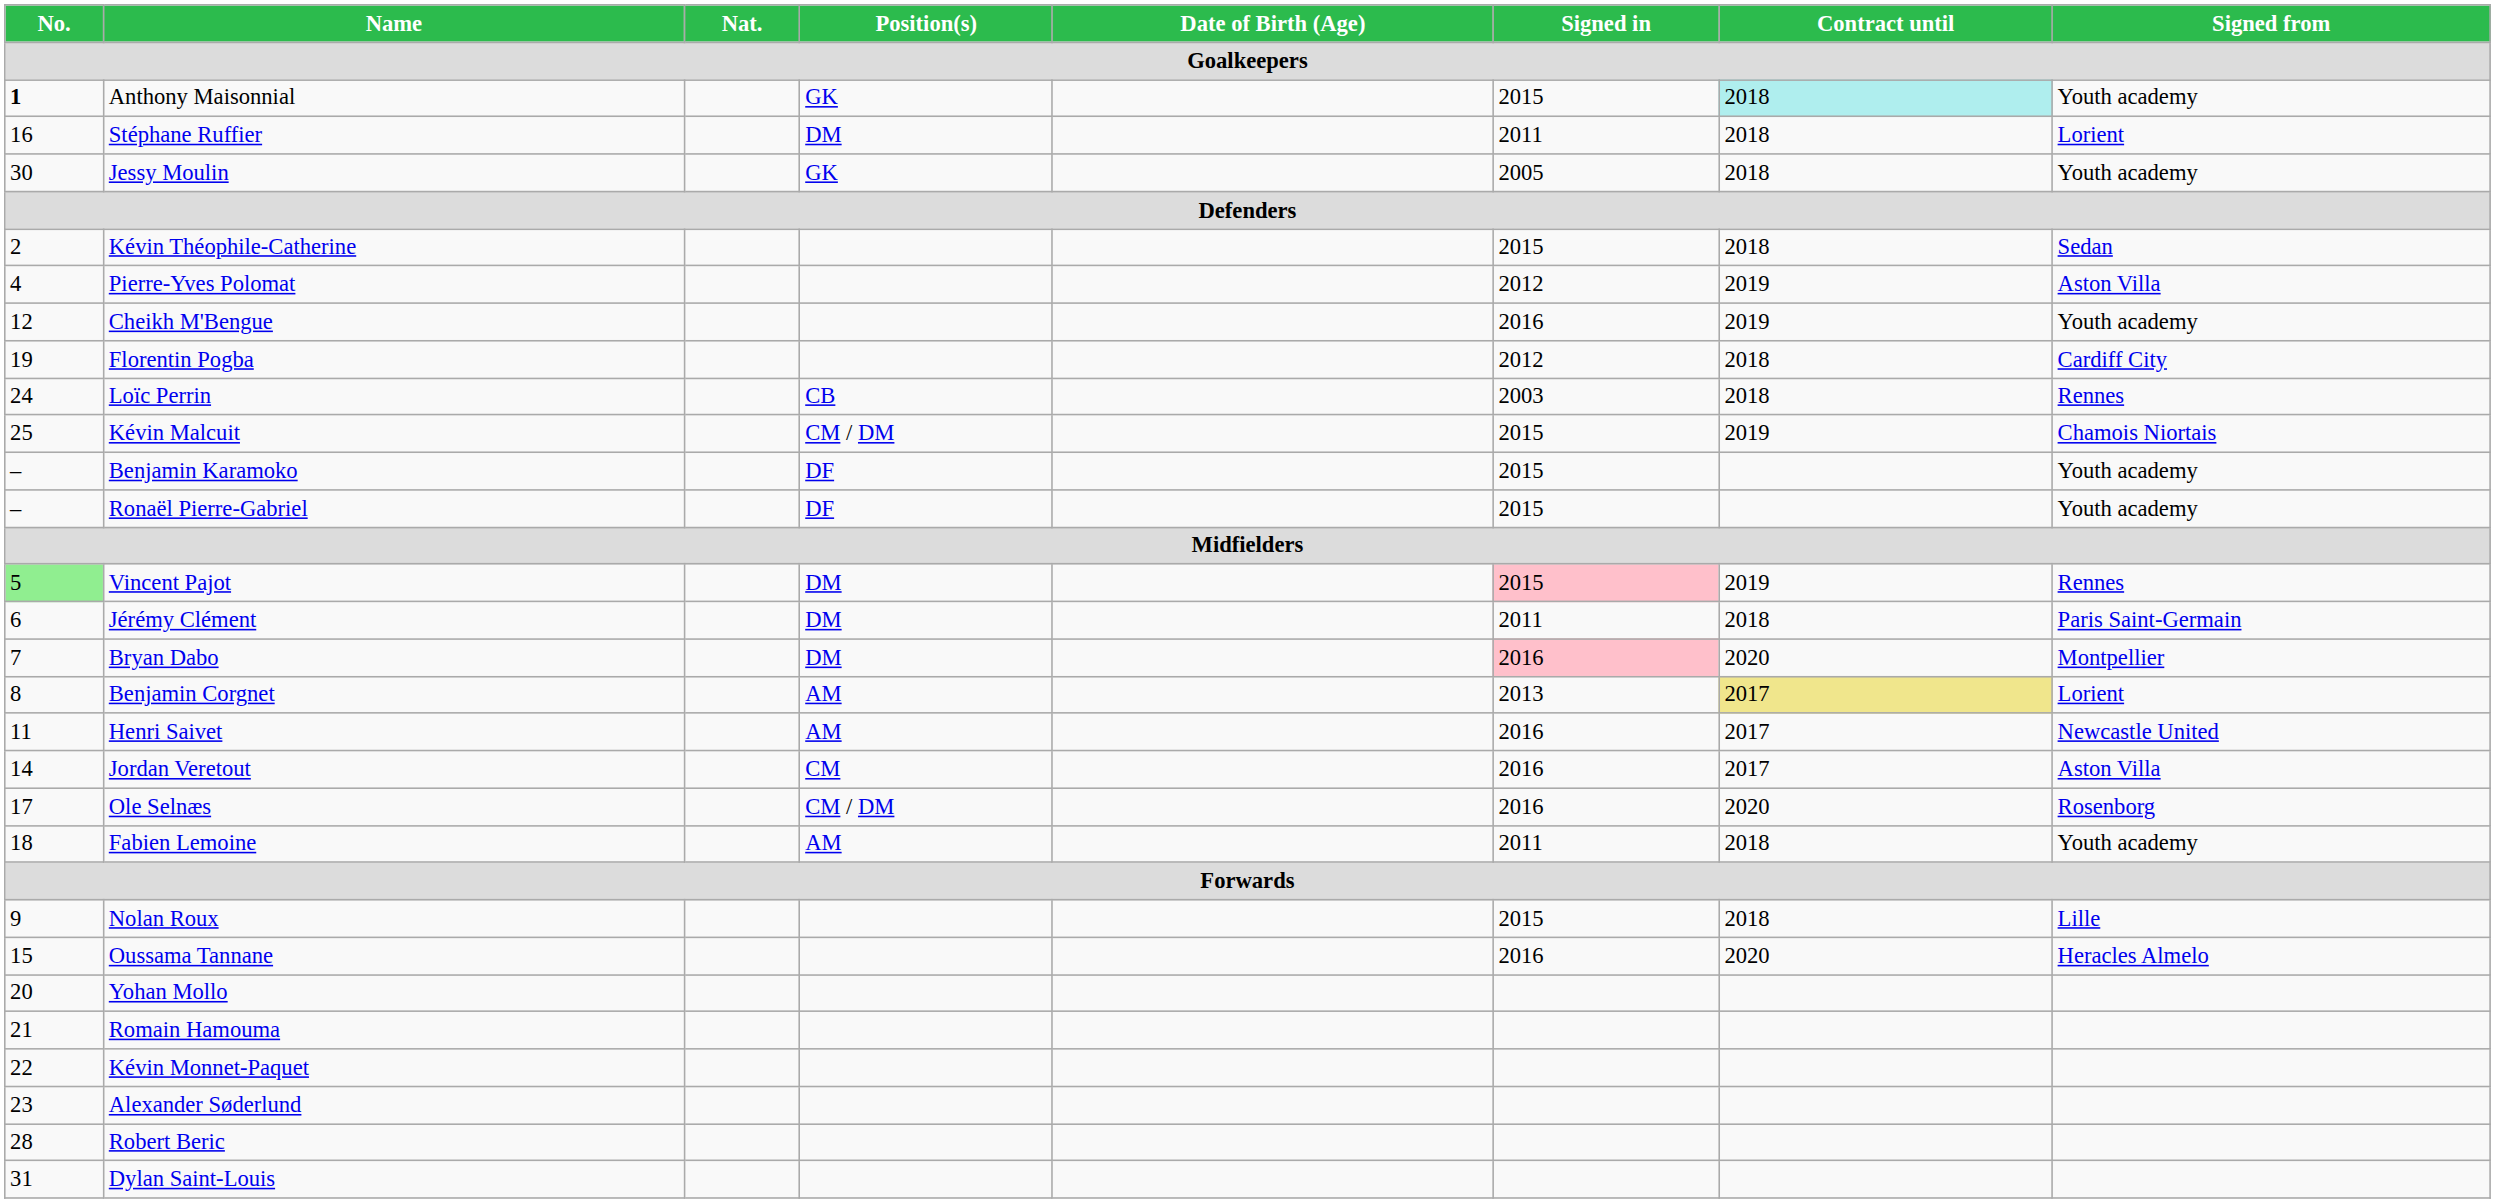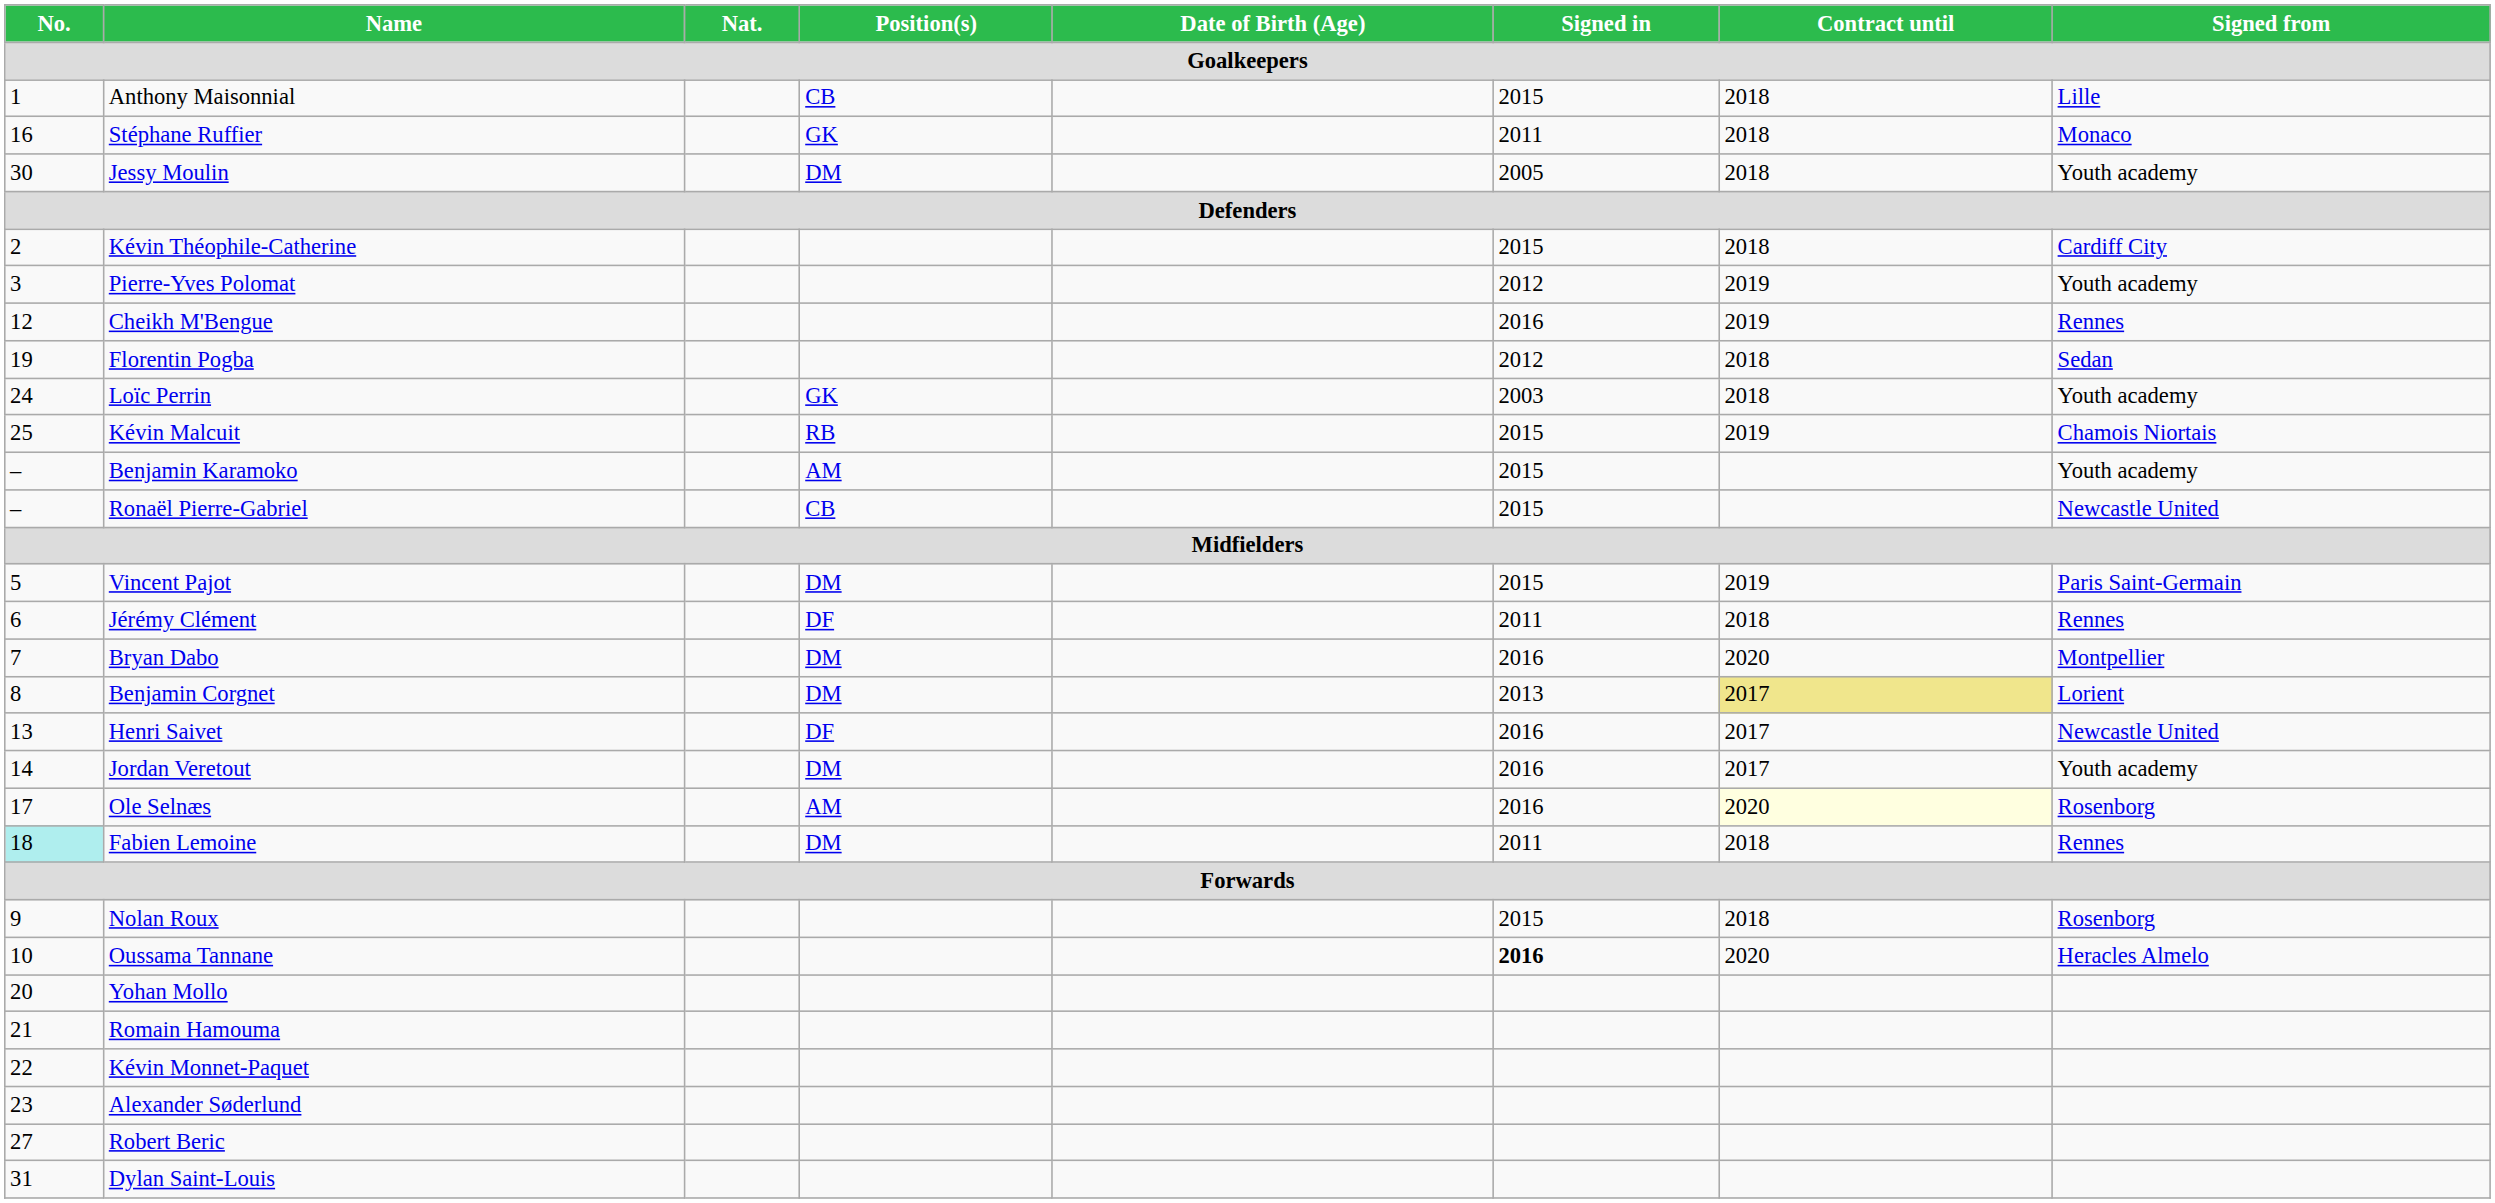(16, 98) bold -> (16, 98) normal
(822, 98) GK -> (820, 98) CB
(1747, 98) paleturquoise background -> (1747, 98) no background
(2128, 98) Youth academy -> (2079, 98) Lille
(823, 135) DM -> (822, 135) GK
(2091, 135) Lorient -> (2095, 135) Monaco
(822, 172) GK -> (823, 172) DM
(2085, 247) Sedan -> (2112, 247) Cardiff City
(16, 284) 4 -> (16, 284) 3
(2109, 284) Aston Villa -> (2128, 284) Youth academy
(2128, 321) Youth academy -> (2091, 321) Rennes
(2112, 359) Cardiff City -> (2085, 359) Sedan
(820, 396) CB -> (822, 396) GK
(2091, 396) Rennes -> (2128, 396) Youth academy
(850, 433) CM / DM -> (820, 433) RB
(820, 470) DF -> (823, 470) AM
(820, 508) DF -> (820, 508) CB
(2128, 508) Youth academy -> (2138, 508) Newcastle United
(16, 582) lightgreen background -> (16, 582) no background
(1521, 582) pink background -> (1521, 582) no background
(2091, 582) Rennes -> (2150, 582) Paris Saint-Germain
(823, 620) DM -> (820, 620) DF
(2150, 620) Paris Saint-Germain -> (2091, 620) Rennes
(1521, 657) pink background -> (1521, 657) no background
(823, 694) AM -> (823, 694) DM
(21, 731) 11 -> (21, 731) 13
(823, 731) AM -> (820, 731) DF
(823, 769) CM -> (823, 769) DM
(2109, 769) Aston Villa -> (2128, 769) Youth academy
(850, 806) CM / DM -> (823, 806) AM
(1747, 806) no background -> (1747, 806) lightyellow background
(21, 843) no background -> (21, 843) paleturquoise background
(823, 843) AM -> (823, 843) DM
(2128, 843) Youth academy -> (2091, 843) Rennes
(2079, 918) Lille -> (2106, 918) Rosenborg
(21, 955) 15 -> (21, 955) 10
(1521, 955) normal -> (1521, 955) bold
(21, 1142) 28 -> (21, 1142) 27
